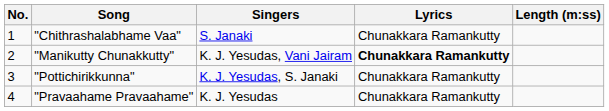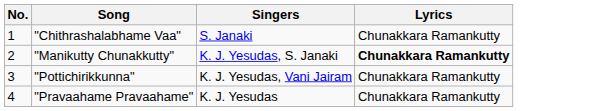- column: (558, 15)
(276, 56) K. J. Yesudas, Vani Jairam -> (269, 56) K. J. Yesudas, S. Janaki
(269, 76) K. J. Yesudas, S. Janaki -> (276, 76) K. J. Yesudas, Vani Jairam
